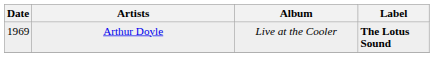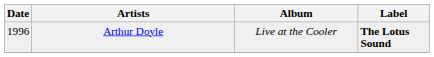(18, 31) 1969 -> (18, 31) 1996
